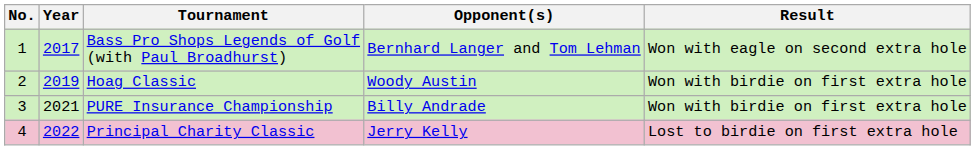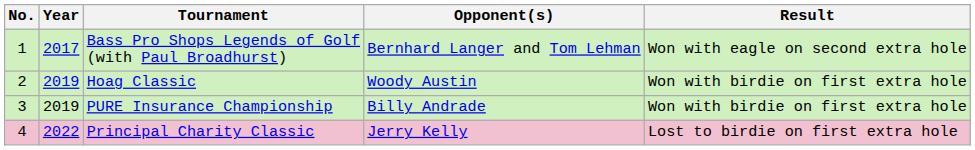(61, 108) 2021 -> (61, 108) 2019
